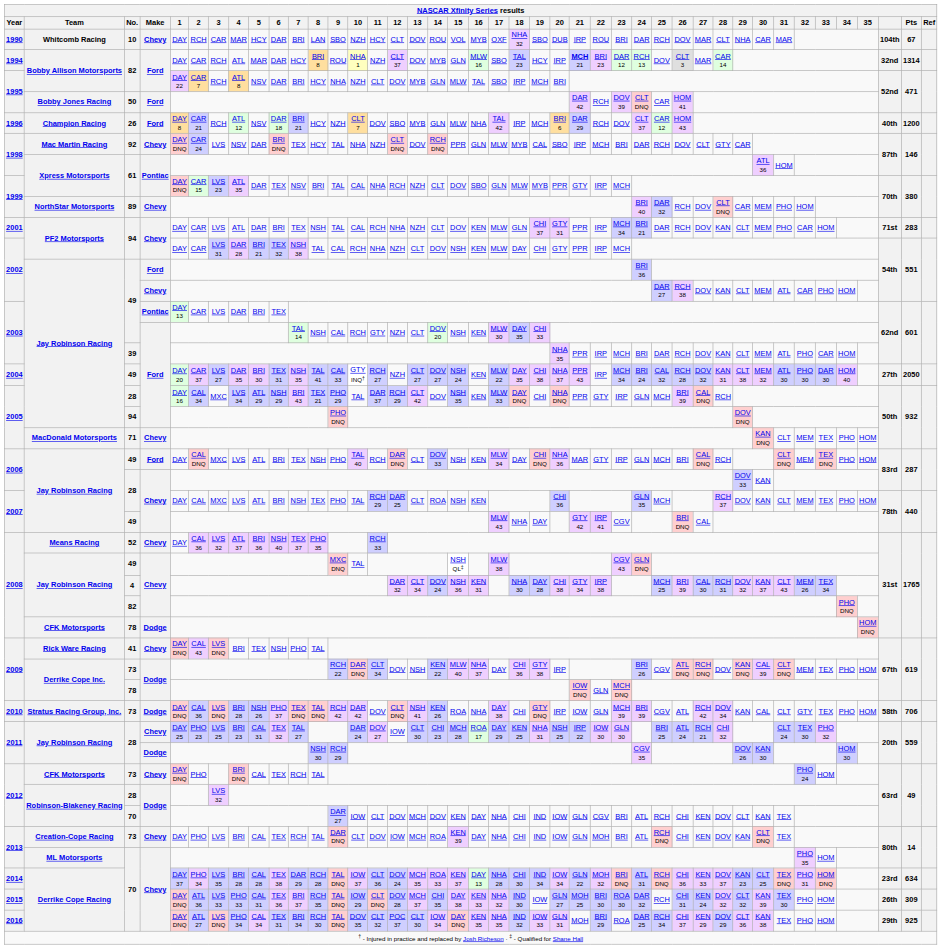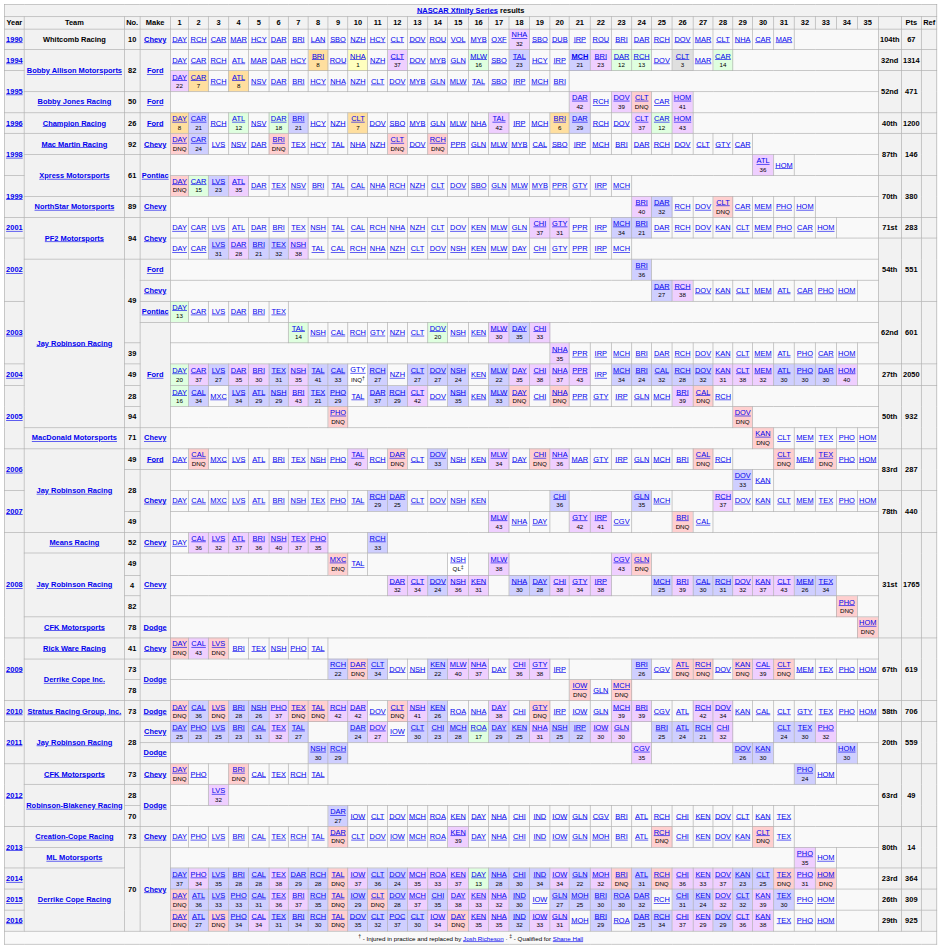(438, 501) ROA -> (438, 501) DOV
(438, 816) DOV -> (438, 816) ROA
(911, 879) 634 -> (911, 879) 364
